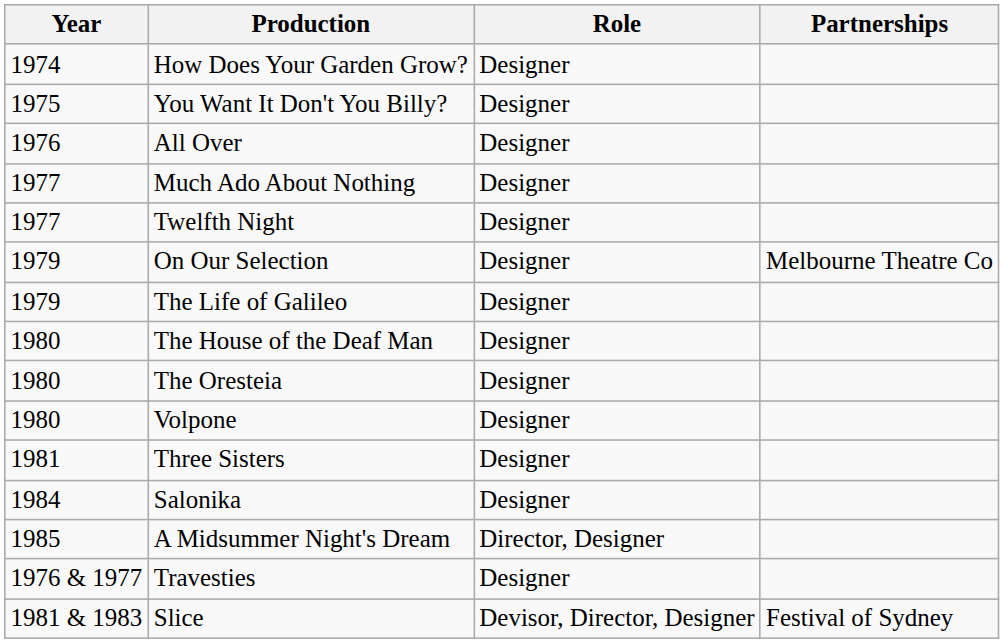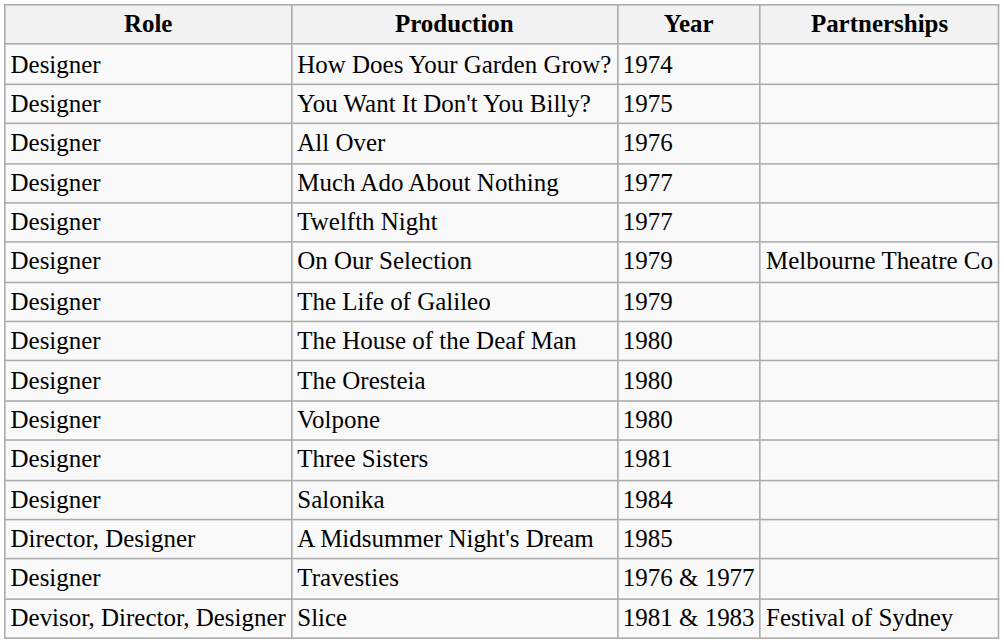columns swapped: (76, 24) <-> (617, 24)
